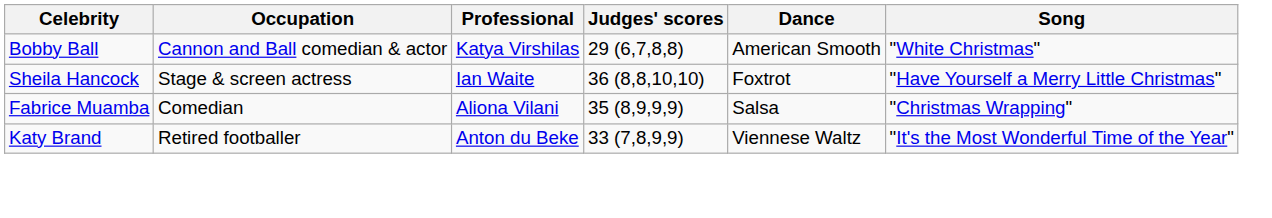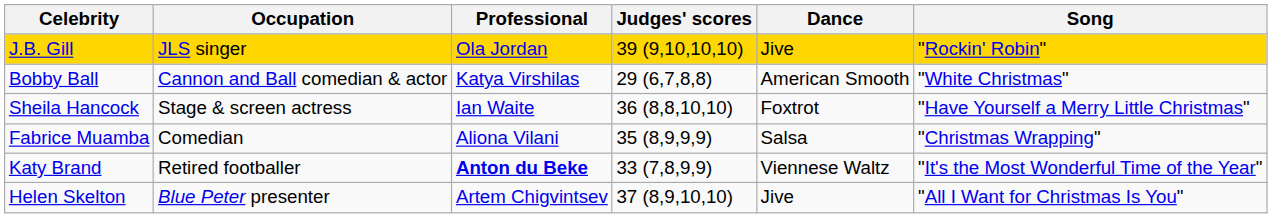+ row: (41, 49)
(517, 138) normal -> (522, 167) bold
+ row: (67, 197)
